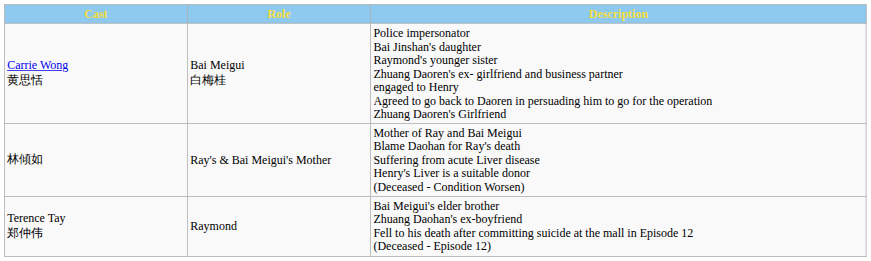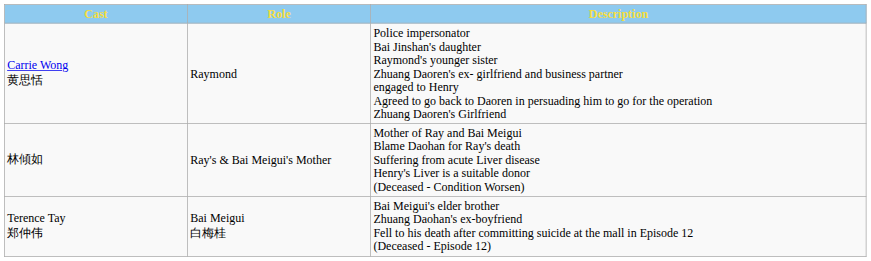(217, 72) Bai Meigui 白梅桂 -> (214, 73) Raymond
(214, 226) Raymond -> (217, 225) Bai Meigui 白梅桂
